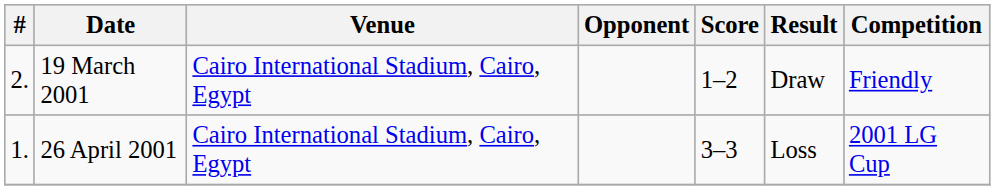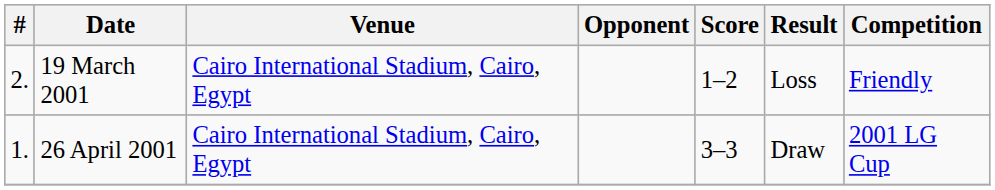(798, 80) Draw -> (794, 80) Loss
(794, 149) Loss -> (798, 149) Draw
